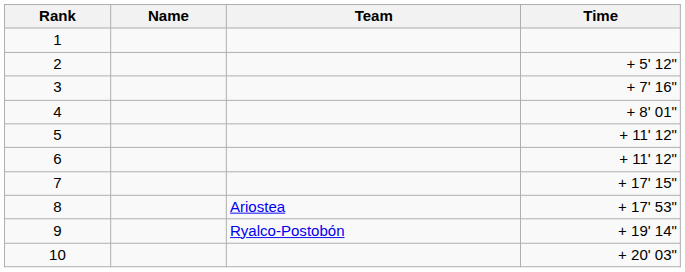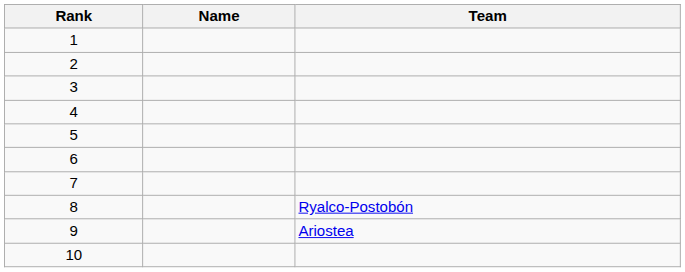- column: (601, 16)
(258, 207) Ariostea -> (356, 207) Ryalco-Postobón
(287, 231) Ryalco-Postobón -> (326, 231) Ariostea
